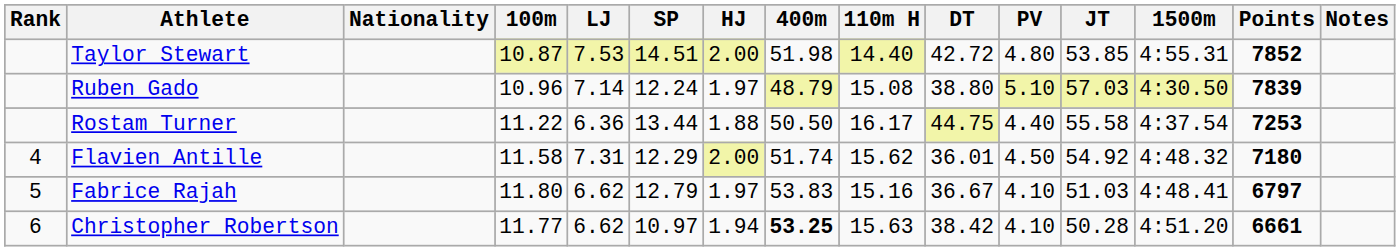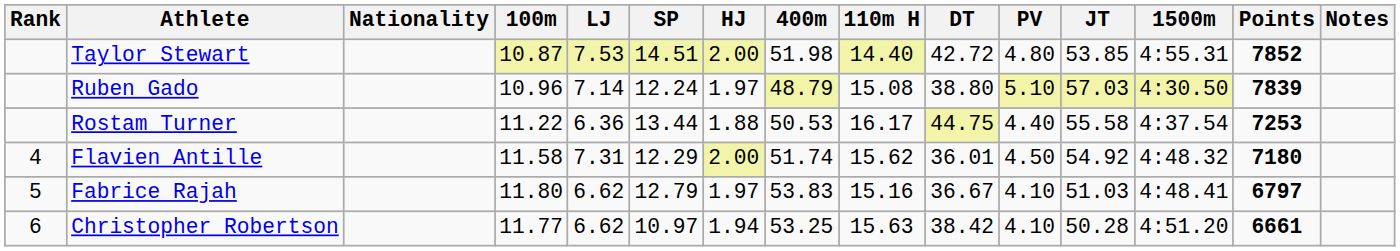(801, 125) 50.50 -> (801, 125) 50.53
(801, 228) bold -> (801, 228) normal
